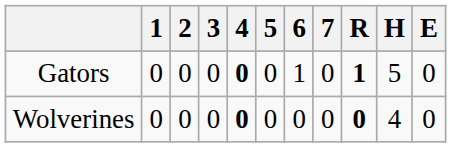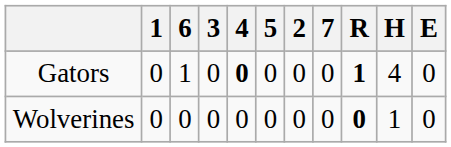columns swapped: (185, 28) <-> (299, 28)
(395, 73) 5 -> (395, 73) 4
(242, 118) bold -> (242, 118) normal
(395, 118) 4 -> (395, 118) 1
